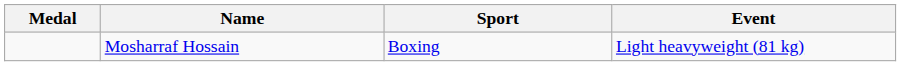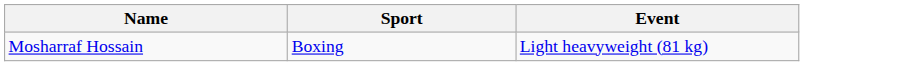- column: (53, 18)
